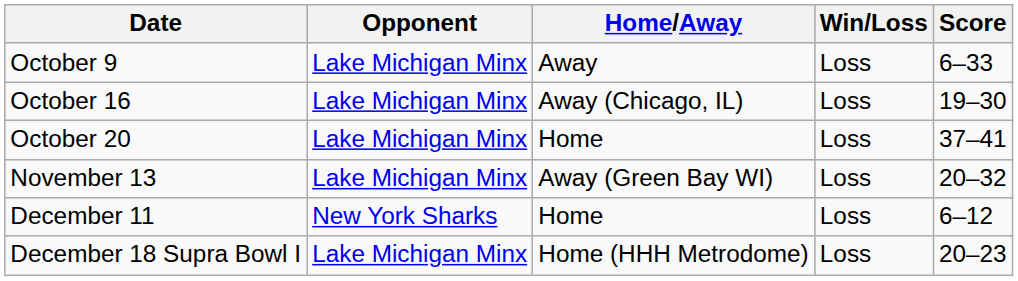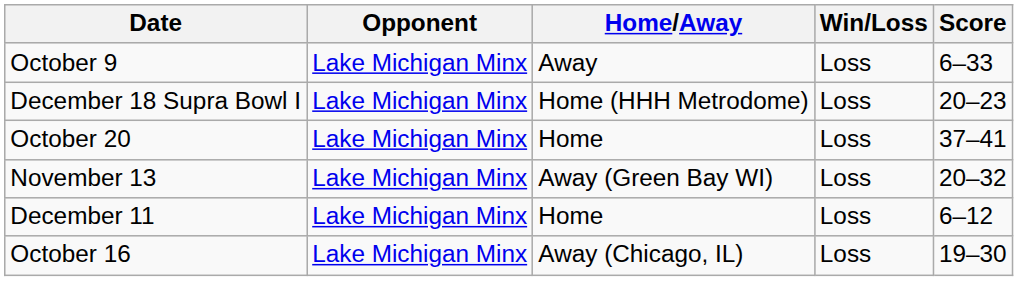rows swapped: (71, 100) <-> (156, 255)
(405, 216) New York Sharks -> (420, 216) Lake Michigan Minx
